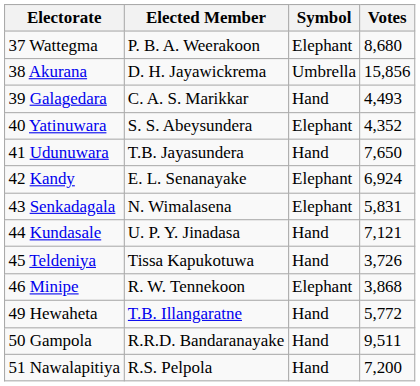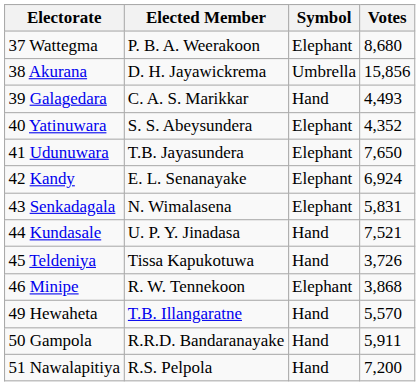(310, 152) Hand -> (322, 152) Elephant
(383, 233) 7,121 -> (383, 233) 7,521
(383, 313) 5,772 -> (383, 313) 5,570
(383, 340) 9,511 -> (383, 340) 5,911
